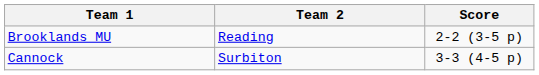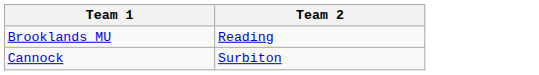- column: (479, 15)
